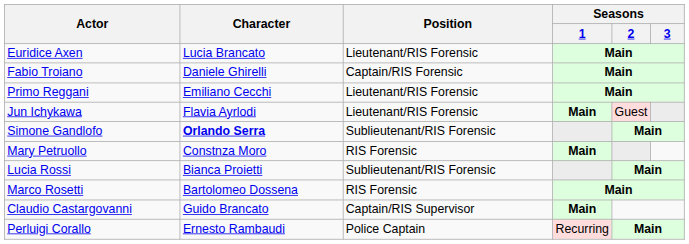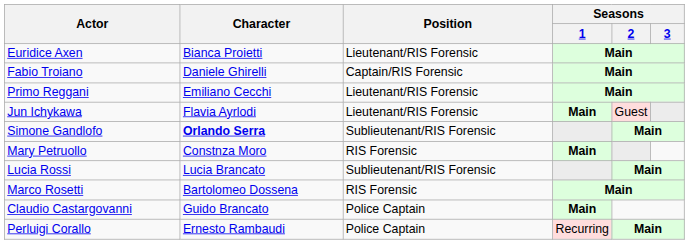(224, 53) Lucia Brancato -> (223, 53) Bianca Proietti
(223, 170) Bianca Proietti -> (224, 170) Lucia Brancato
(410, 209) Captain/RIS Supervisor -> (385, 209) Police Captain
